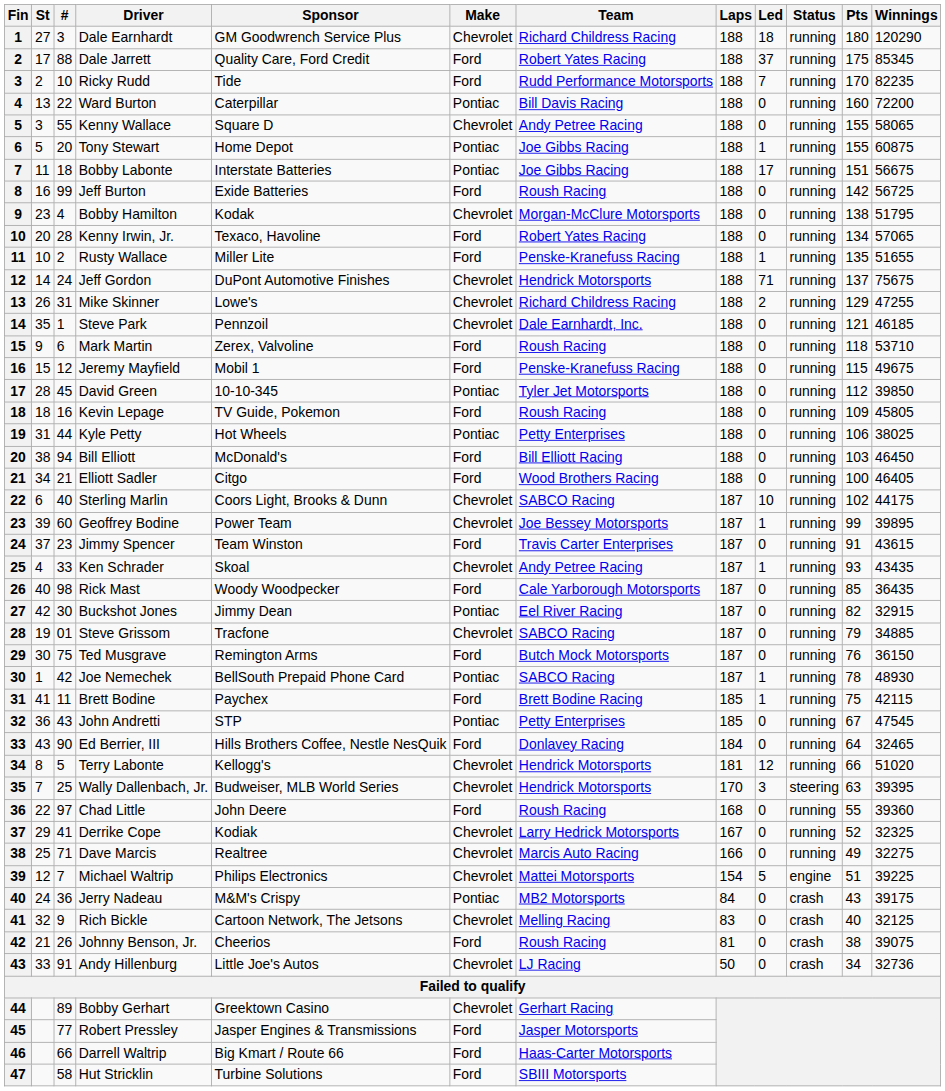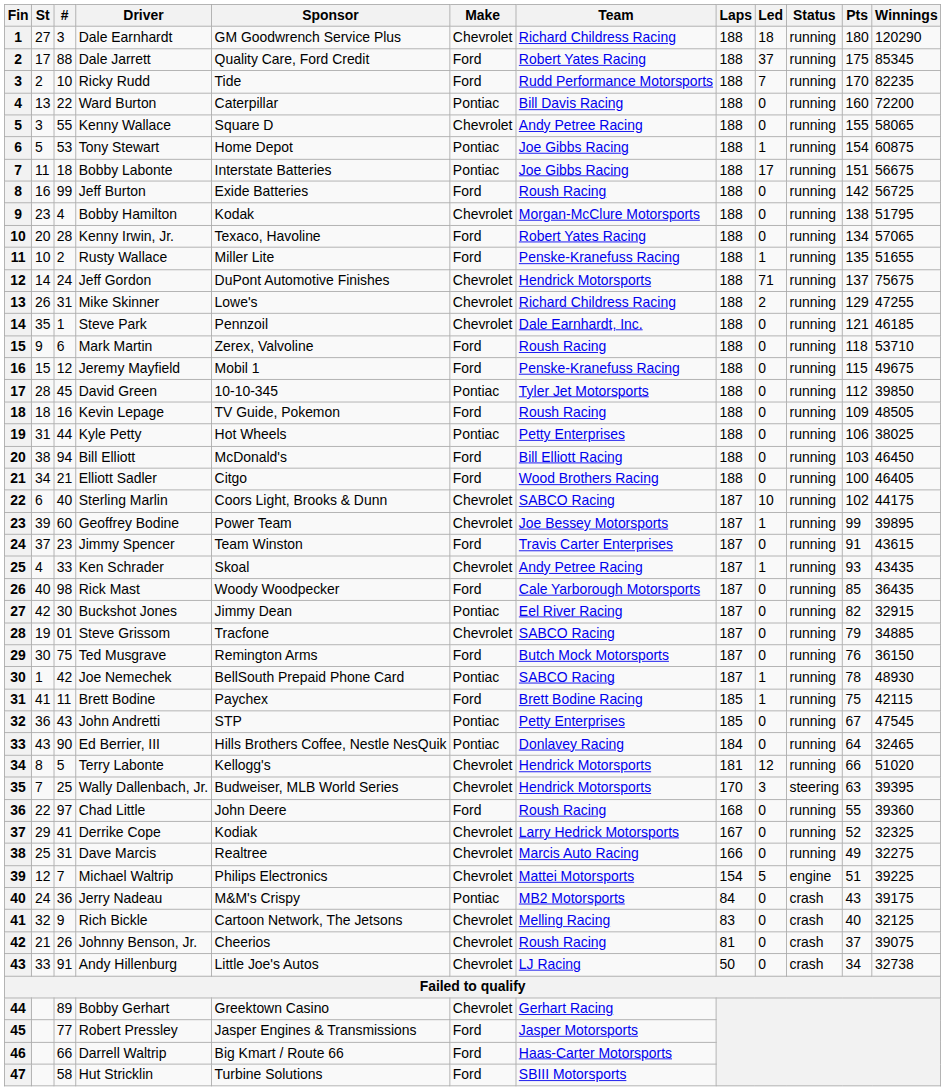(65, 147) 20 -> (65, 147) 53
(857, 147) 155 -> (857, 147) 154
(894, 412) 45805 -> (894, 412) 48505
(467, 744) Ford -> (476, 744) Pontiac
(65, 854) 71 -> (65, 854) 31
(467, 942) Ford -> (483, 942) Chevrolet
(853, 942) 38 -> (853, 942) 37
(894, 964) 32736 -> (894, 964) 32738
